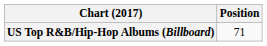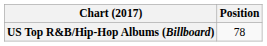(240, 31) 71 -> (240, 31) 78
